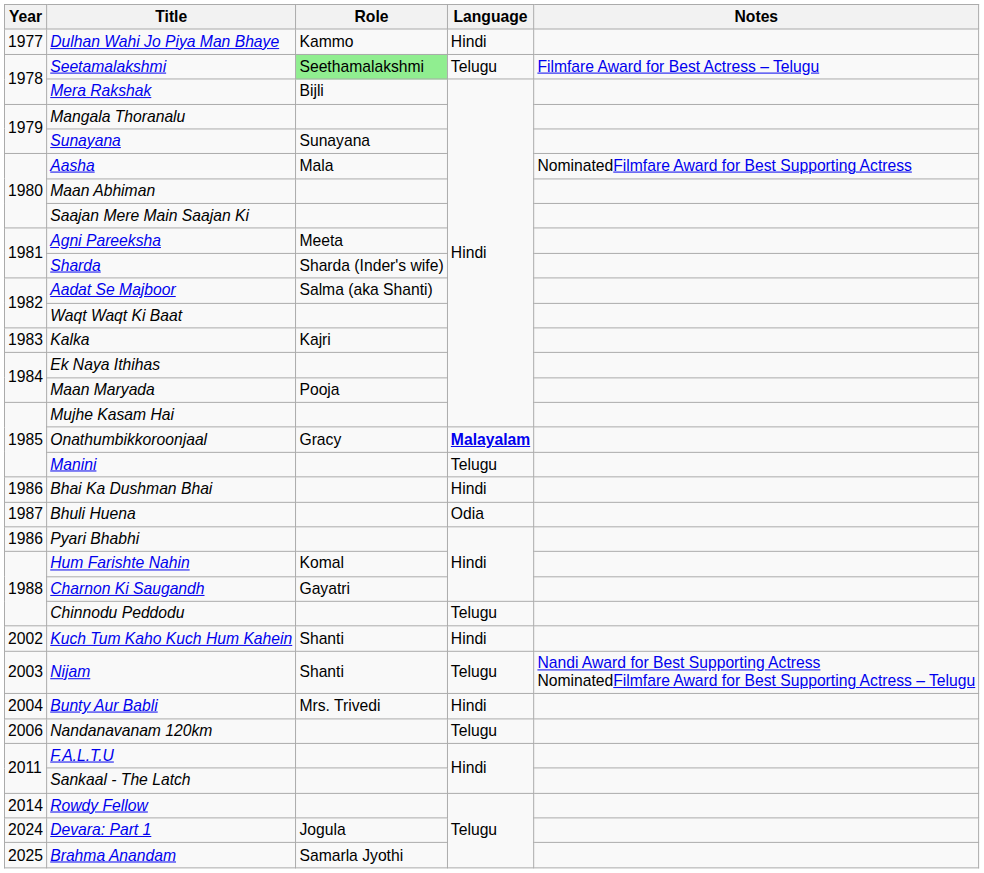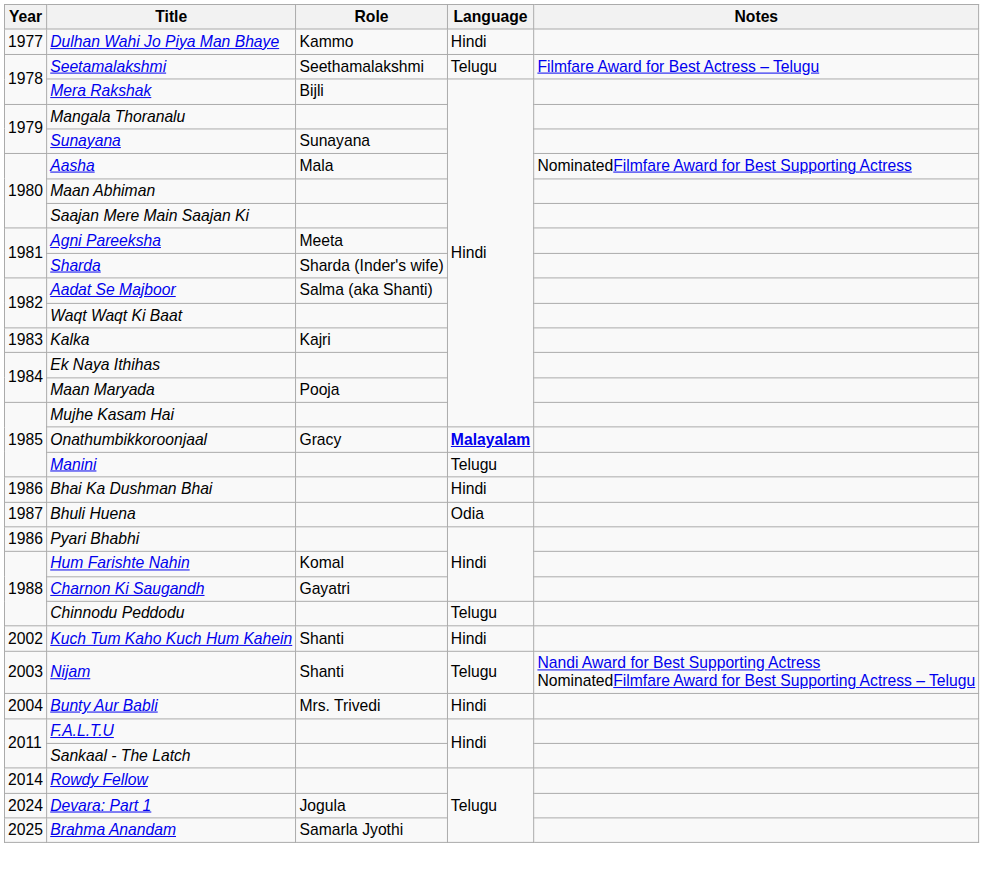(362, 66) lightgreen background -> (362, 66) no background
- row: (131, 730)
